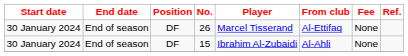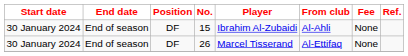rows swapped: (205, 43) <-> (205, 28)
